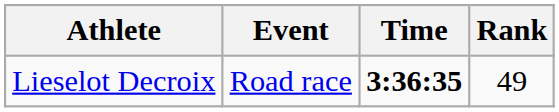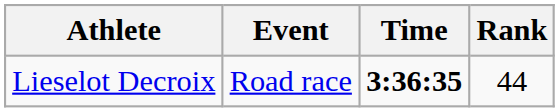(512, 80) 49 -> (512, 80) 44
